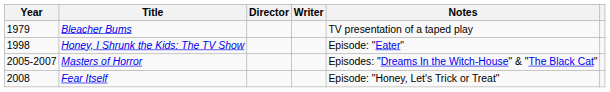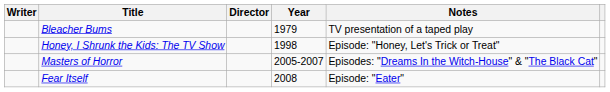columns swapped: (32, 12) <-> (309, 12)
(366, 45) Episode: "Eater" -> (414, 45) Episode: "Honey, Let's Trick or Treat"
(414, 78) Episode: "Honey, Let's Trick or Treat" -> (366, 78) Episode: "Eater"
